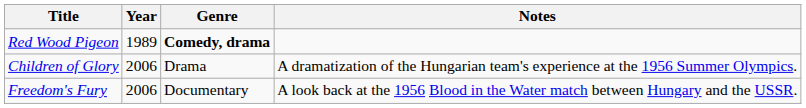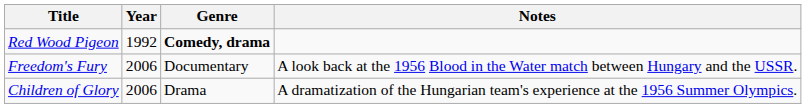(141, 41) 1989 -> (141, 41) 1992
rows swapped: (57, 90) <-> (63, 66)
